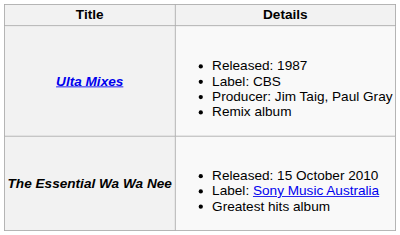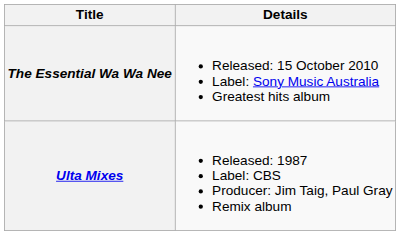rows swapped: (90, 81) <-> (90, 183)
